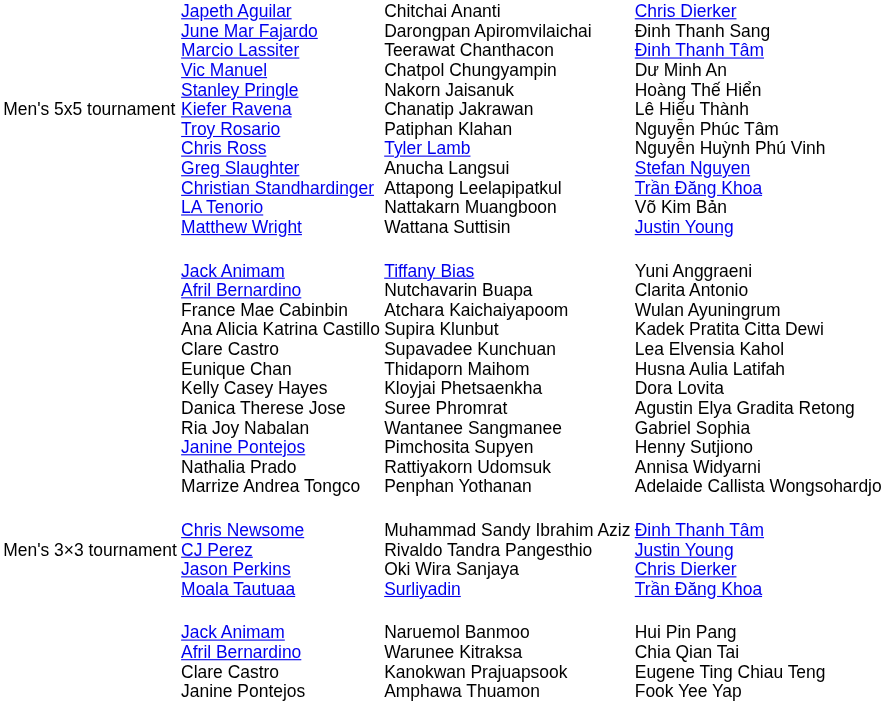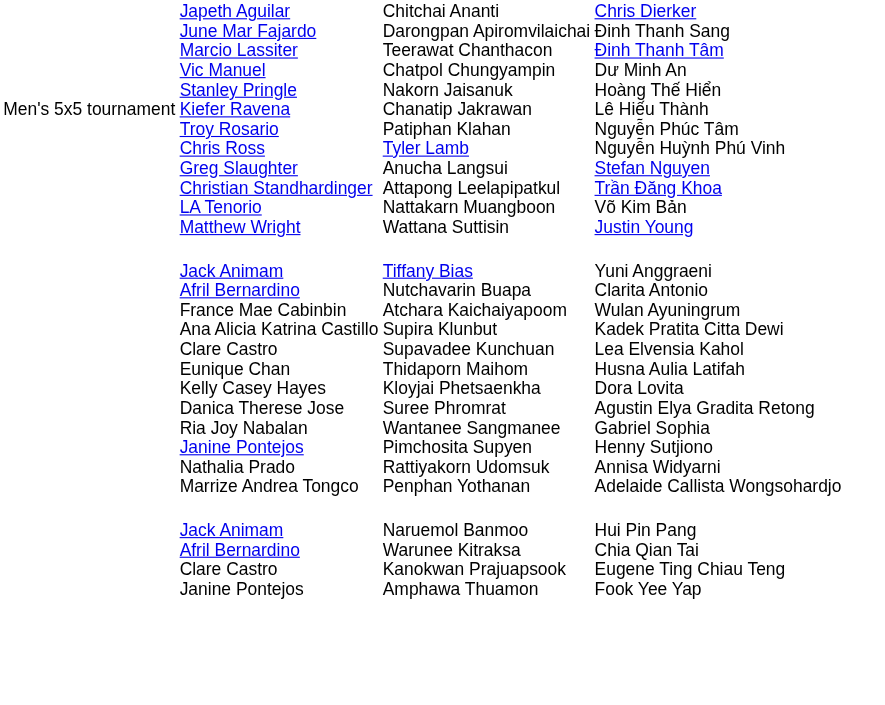- row: (243, 559)
